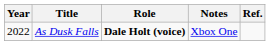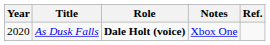(18, 31) 2022 -> (18, 31) 2020
